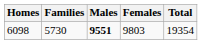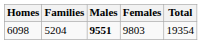(56, 30) 5730 -> (56, 30) 5204
